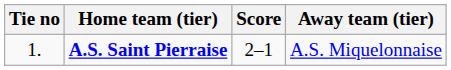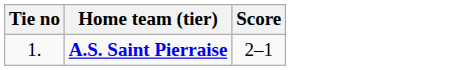- column: (366, 19)
